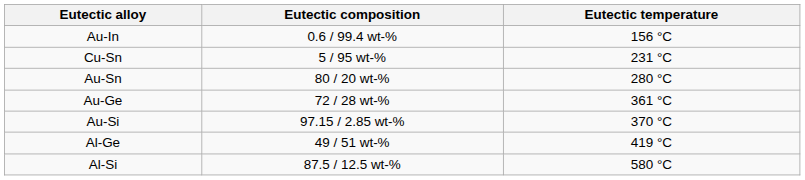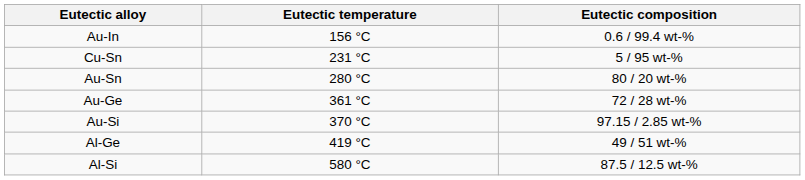columns swapped: (352, 15) <-> (651, 15)
